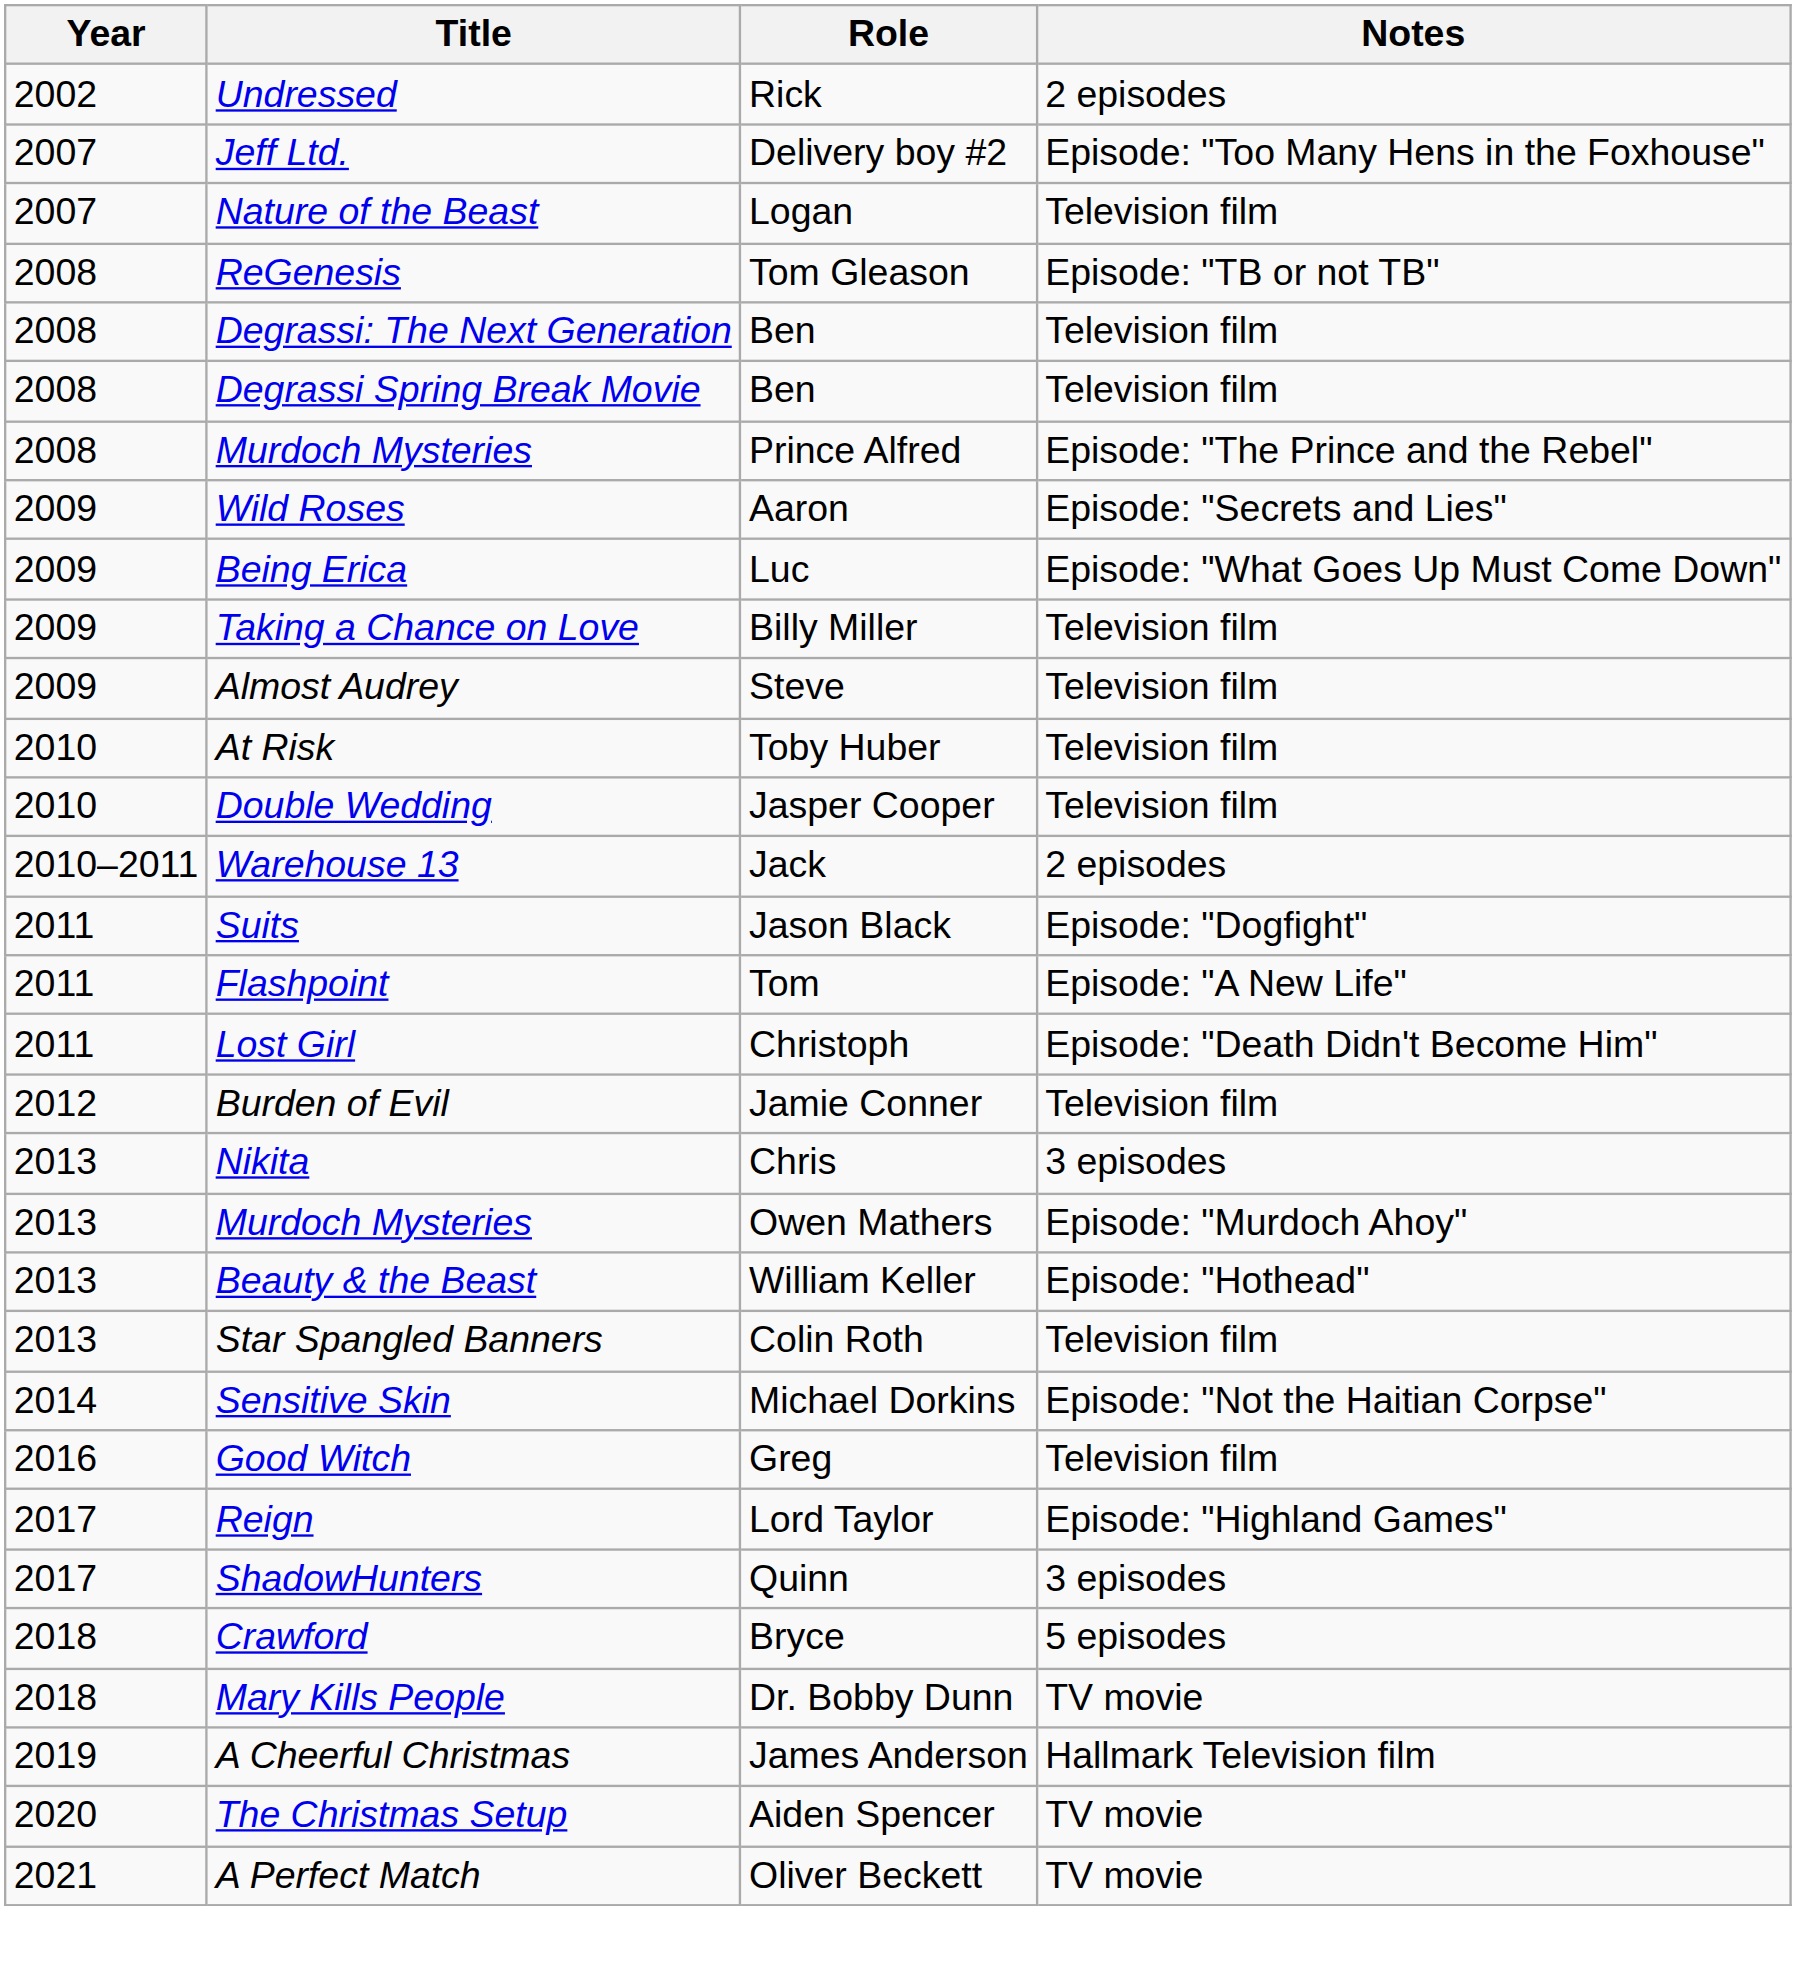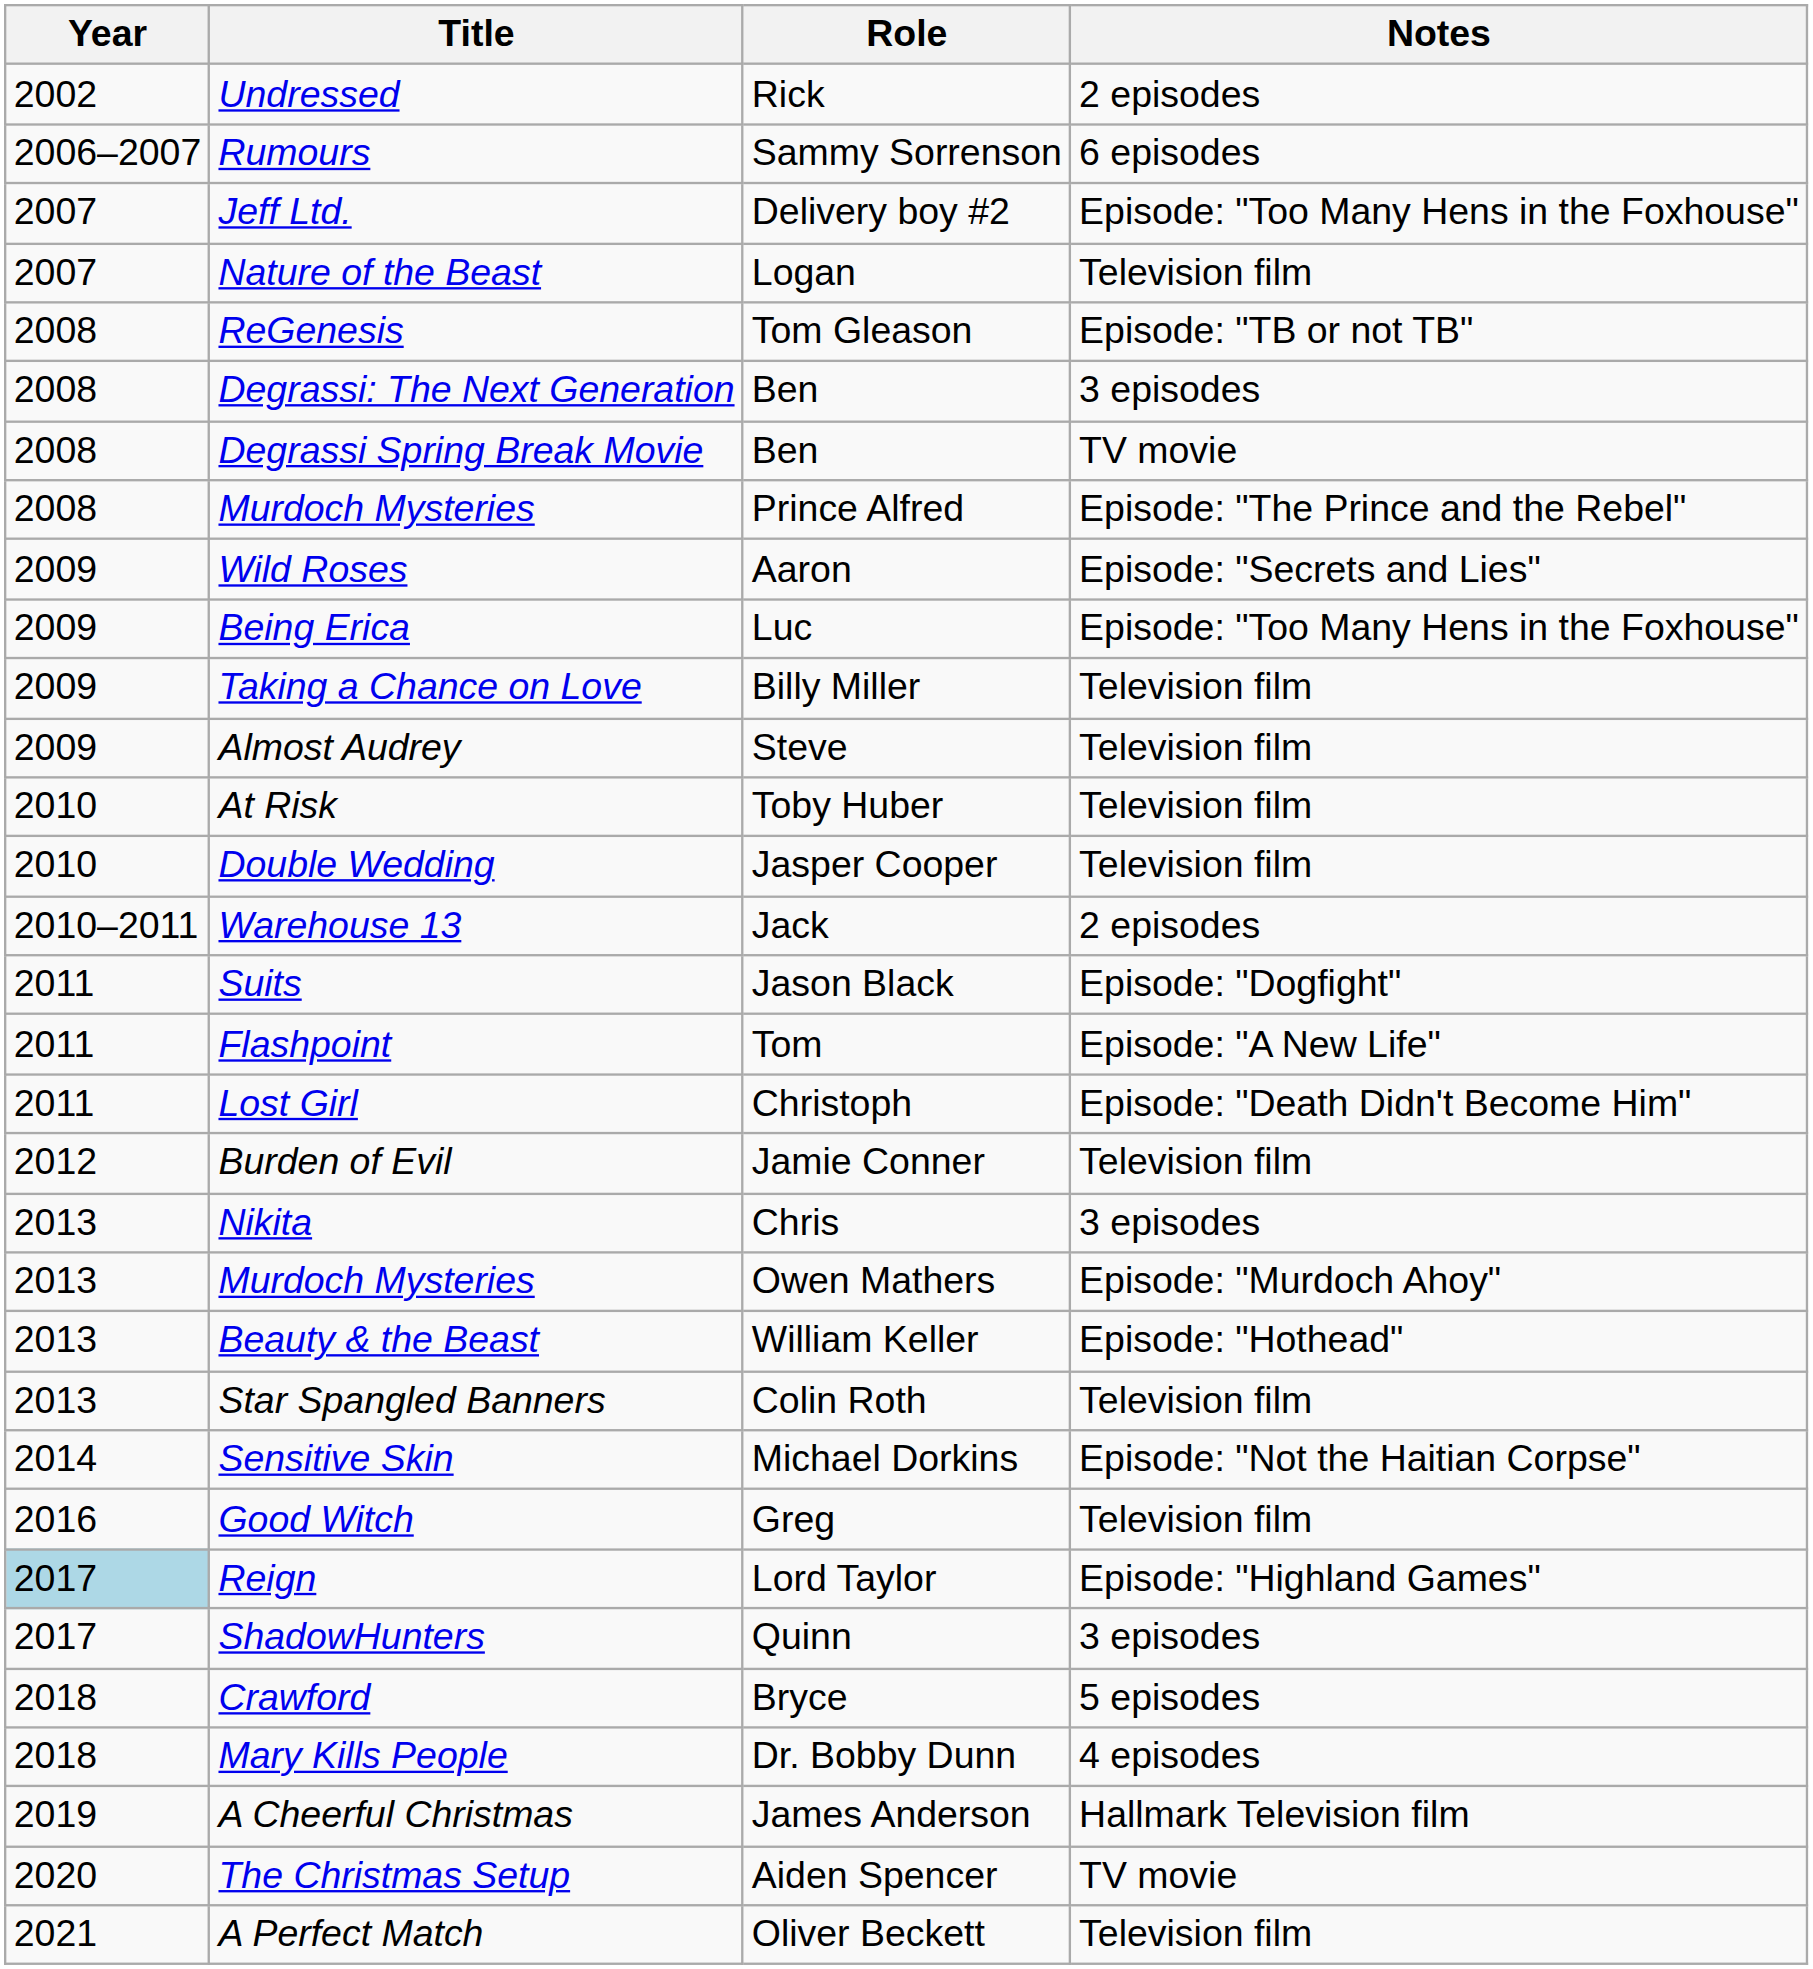+ row: (294, 152)
(1162, 331) Television film -> (1170, 390) 3 episodes
(1162, 390) Television film -> (1158, 449) TV movie
(1413, 568) Episode: "What Goes Up Must Come Down" -> (1439, 627) Episode: "Too Many Hens in the Foxhouse"
(55, 1518) no background -> (55, 1578) lightblue background
(1124, 1696) TV movie -> (1170, 1756) 4 episodes
(1124, 1874) TV movie -> (1196, 1934) Television film
